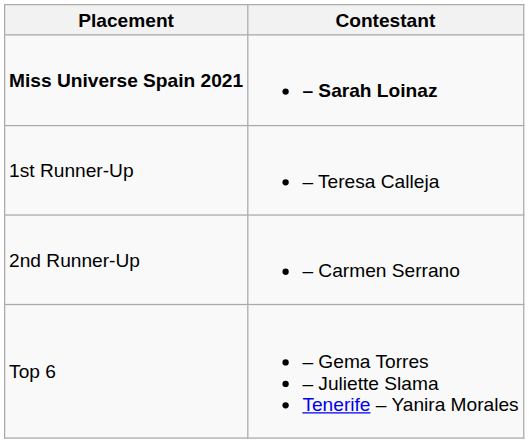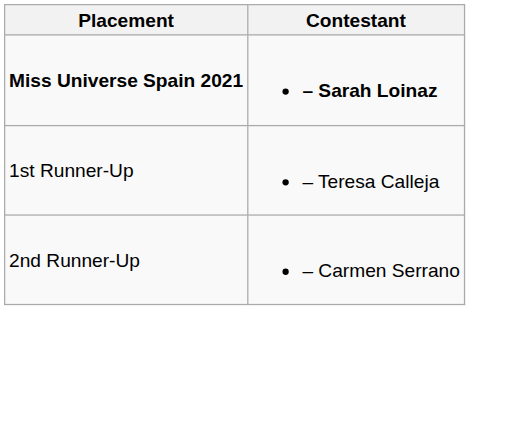- row: (32, 372)
